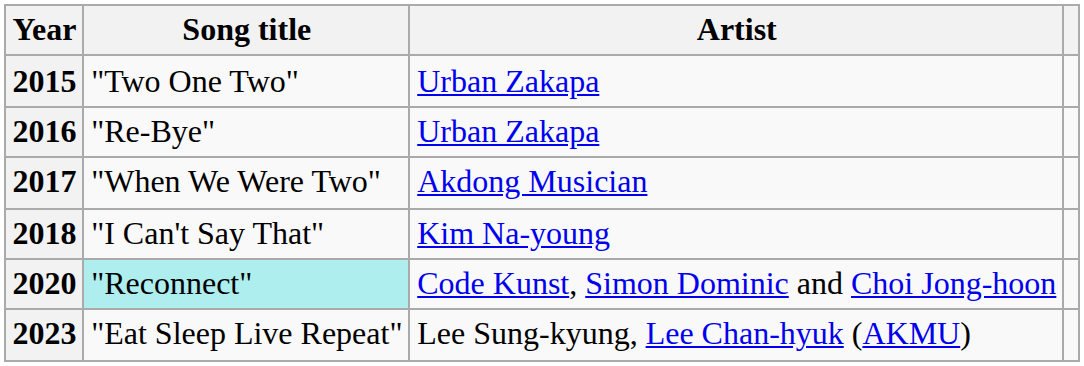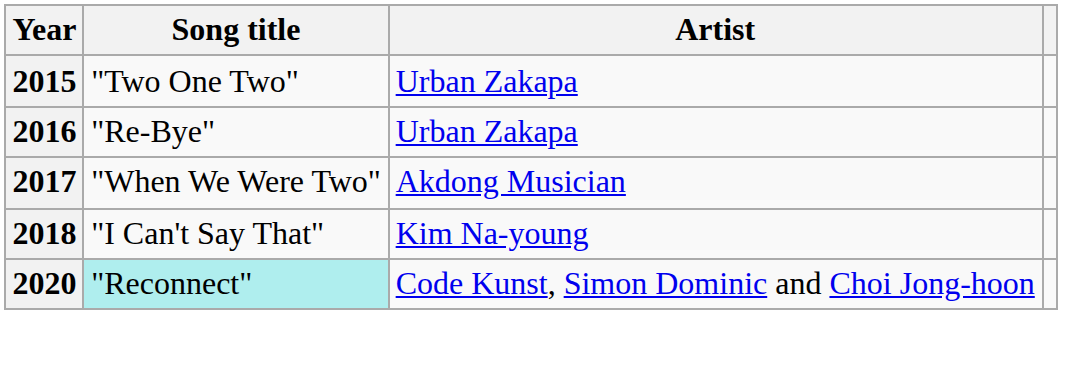- row: (44, 334)
